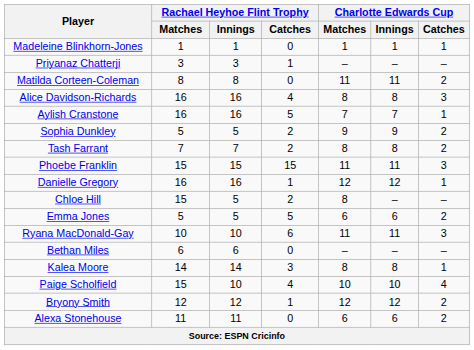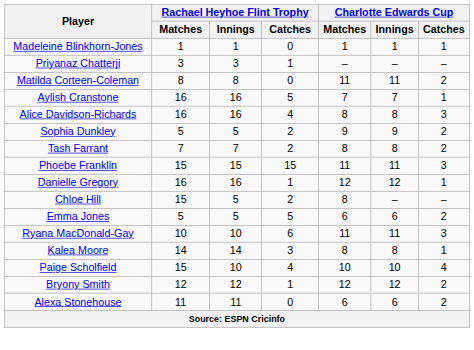rows swapped: (78, 115) <-> (78, 98)
- row: (78, 251)
